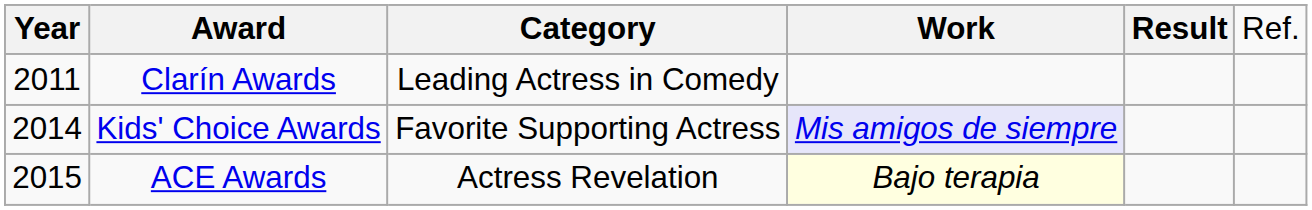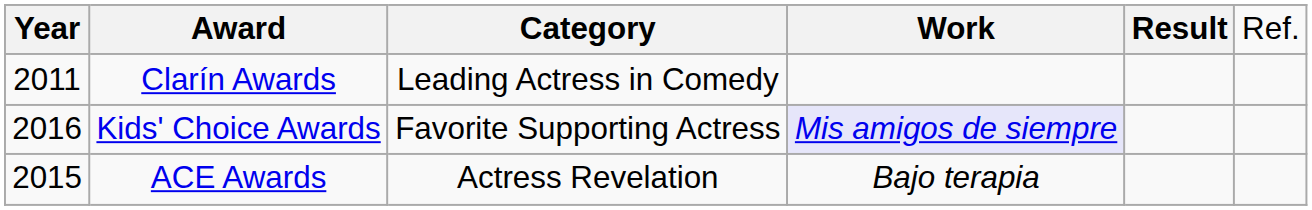(47, 128) 2014 -> (47, 128) 2016
(956, 178) lightyellow background -> (956, 178) no background
